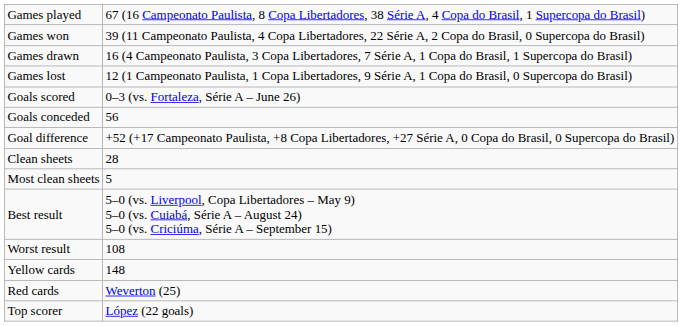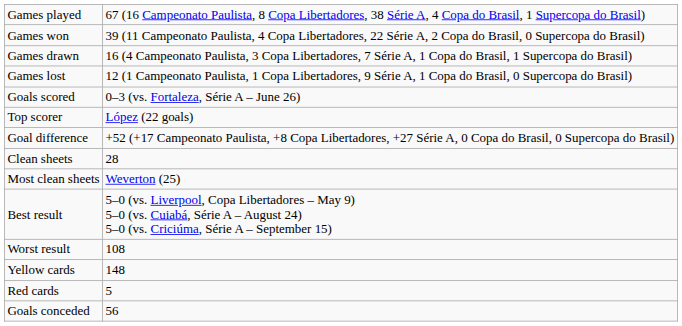rows swapped: (49, 117) <-> (35, 311)
(109, 179) 5 -> (143, 179) Weverton (25)
(143, 290) Weverton (25) -> (109, 290) 5
